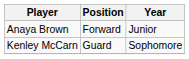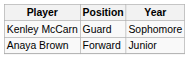rows swapped: (38, 29) <-> (42, 45)
